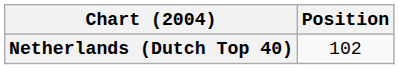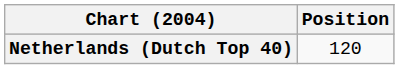(345, 49) 102 -> (345, 49) 120
